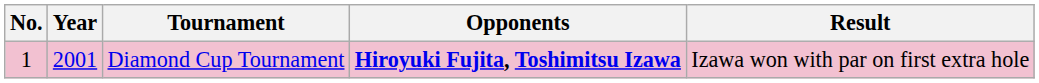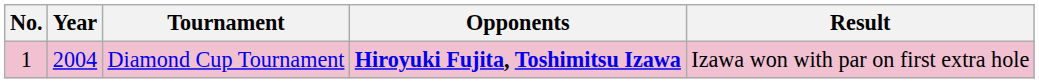(75, 59) 2001 -> (75, 59) 2004
